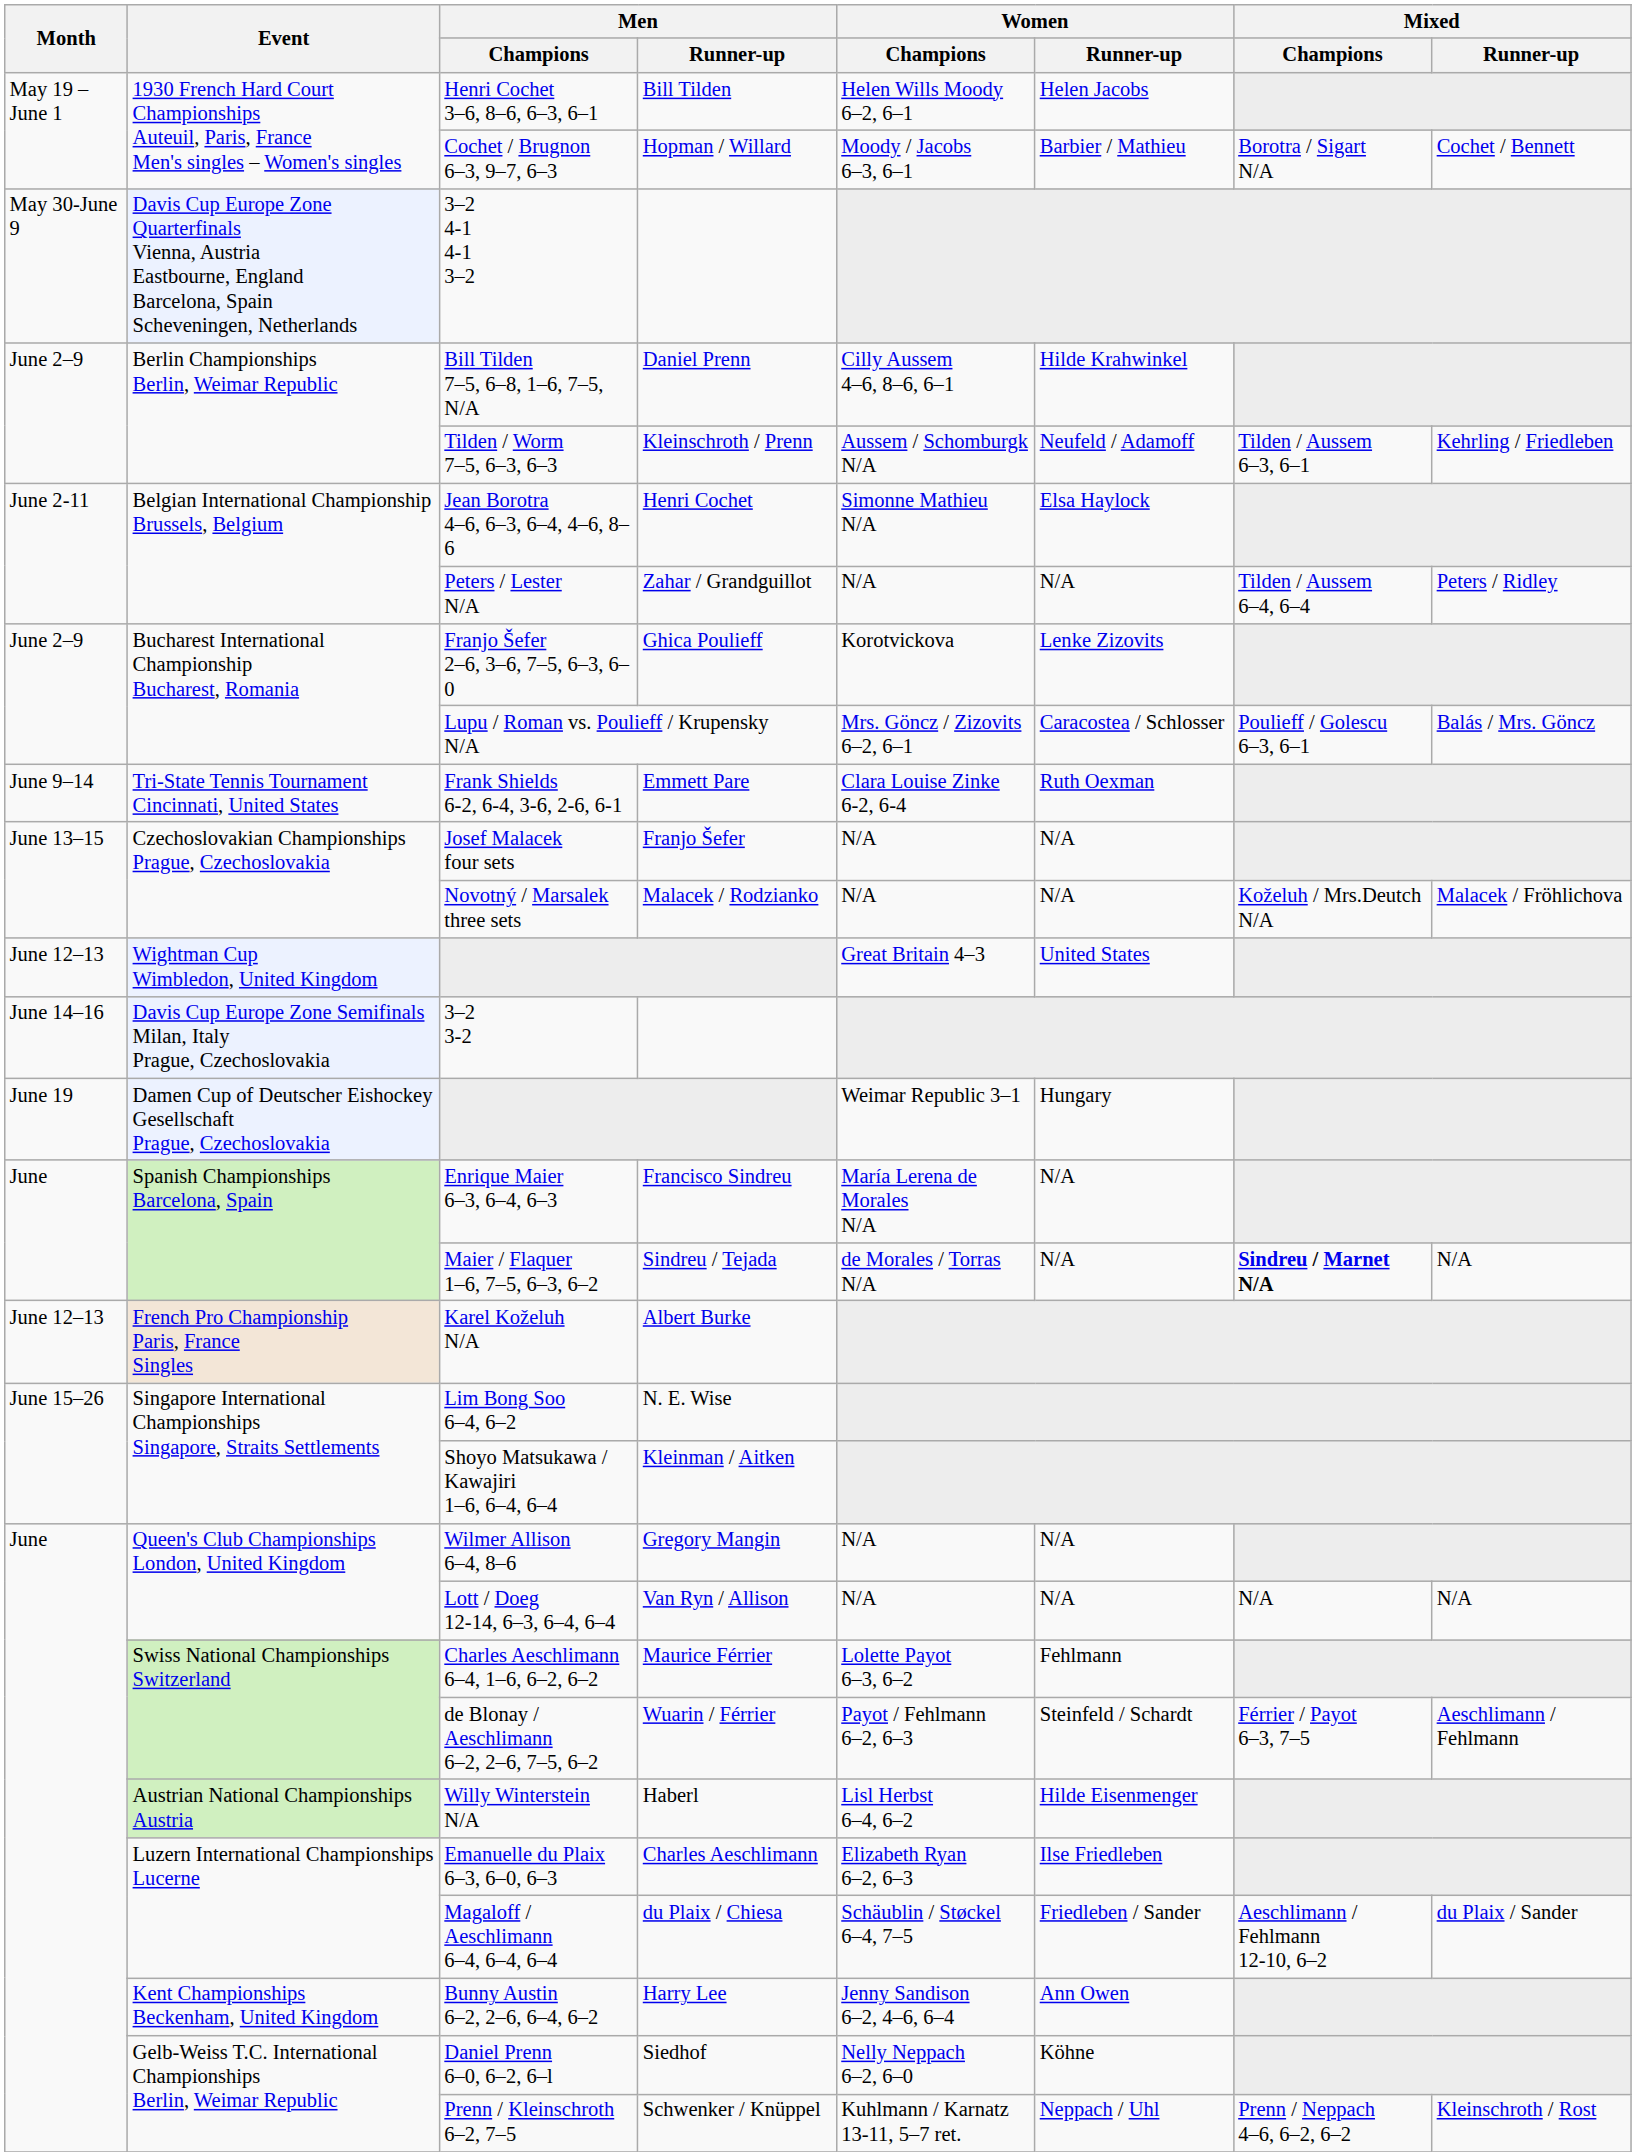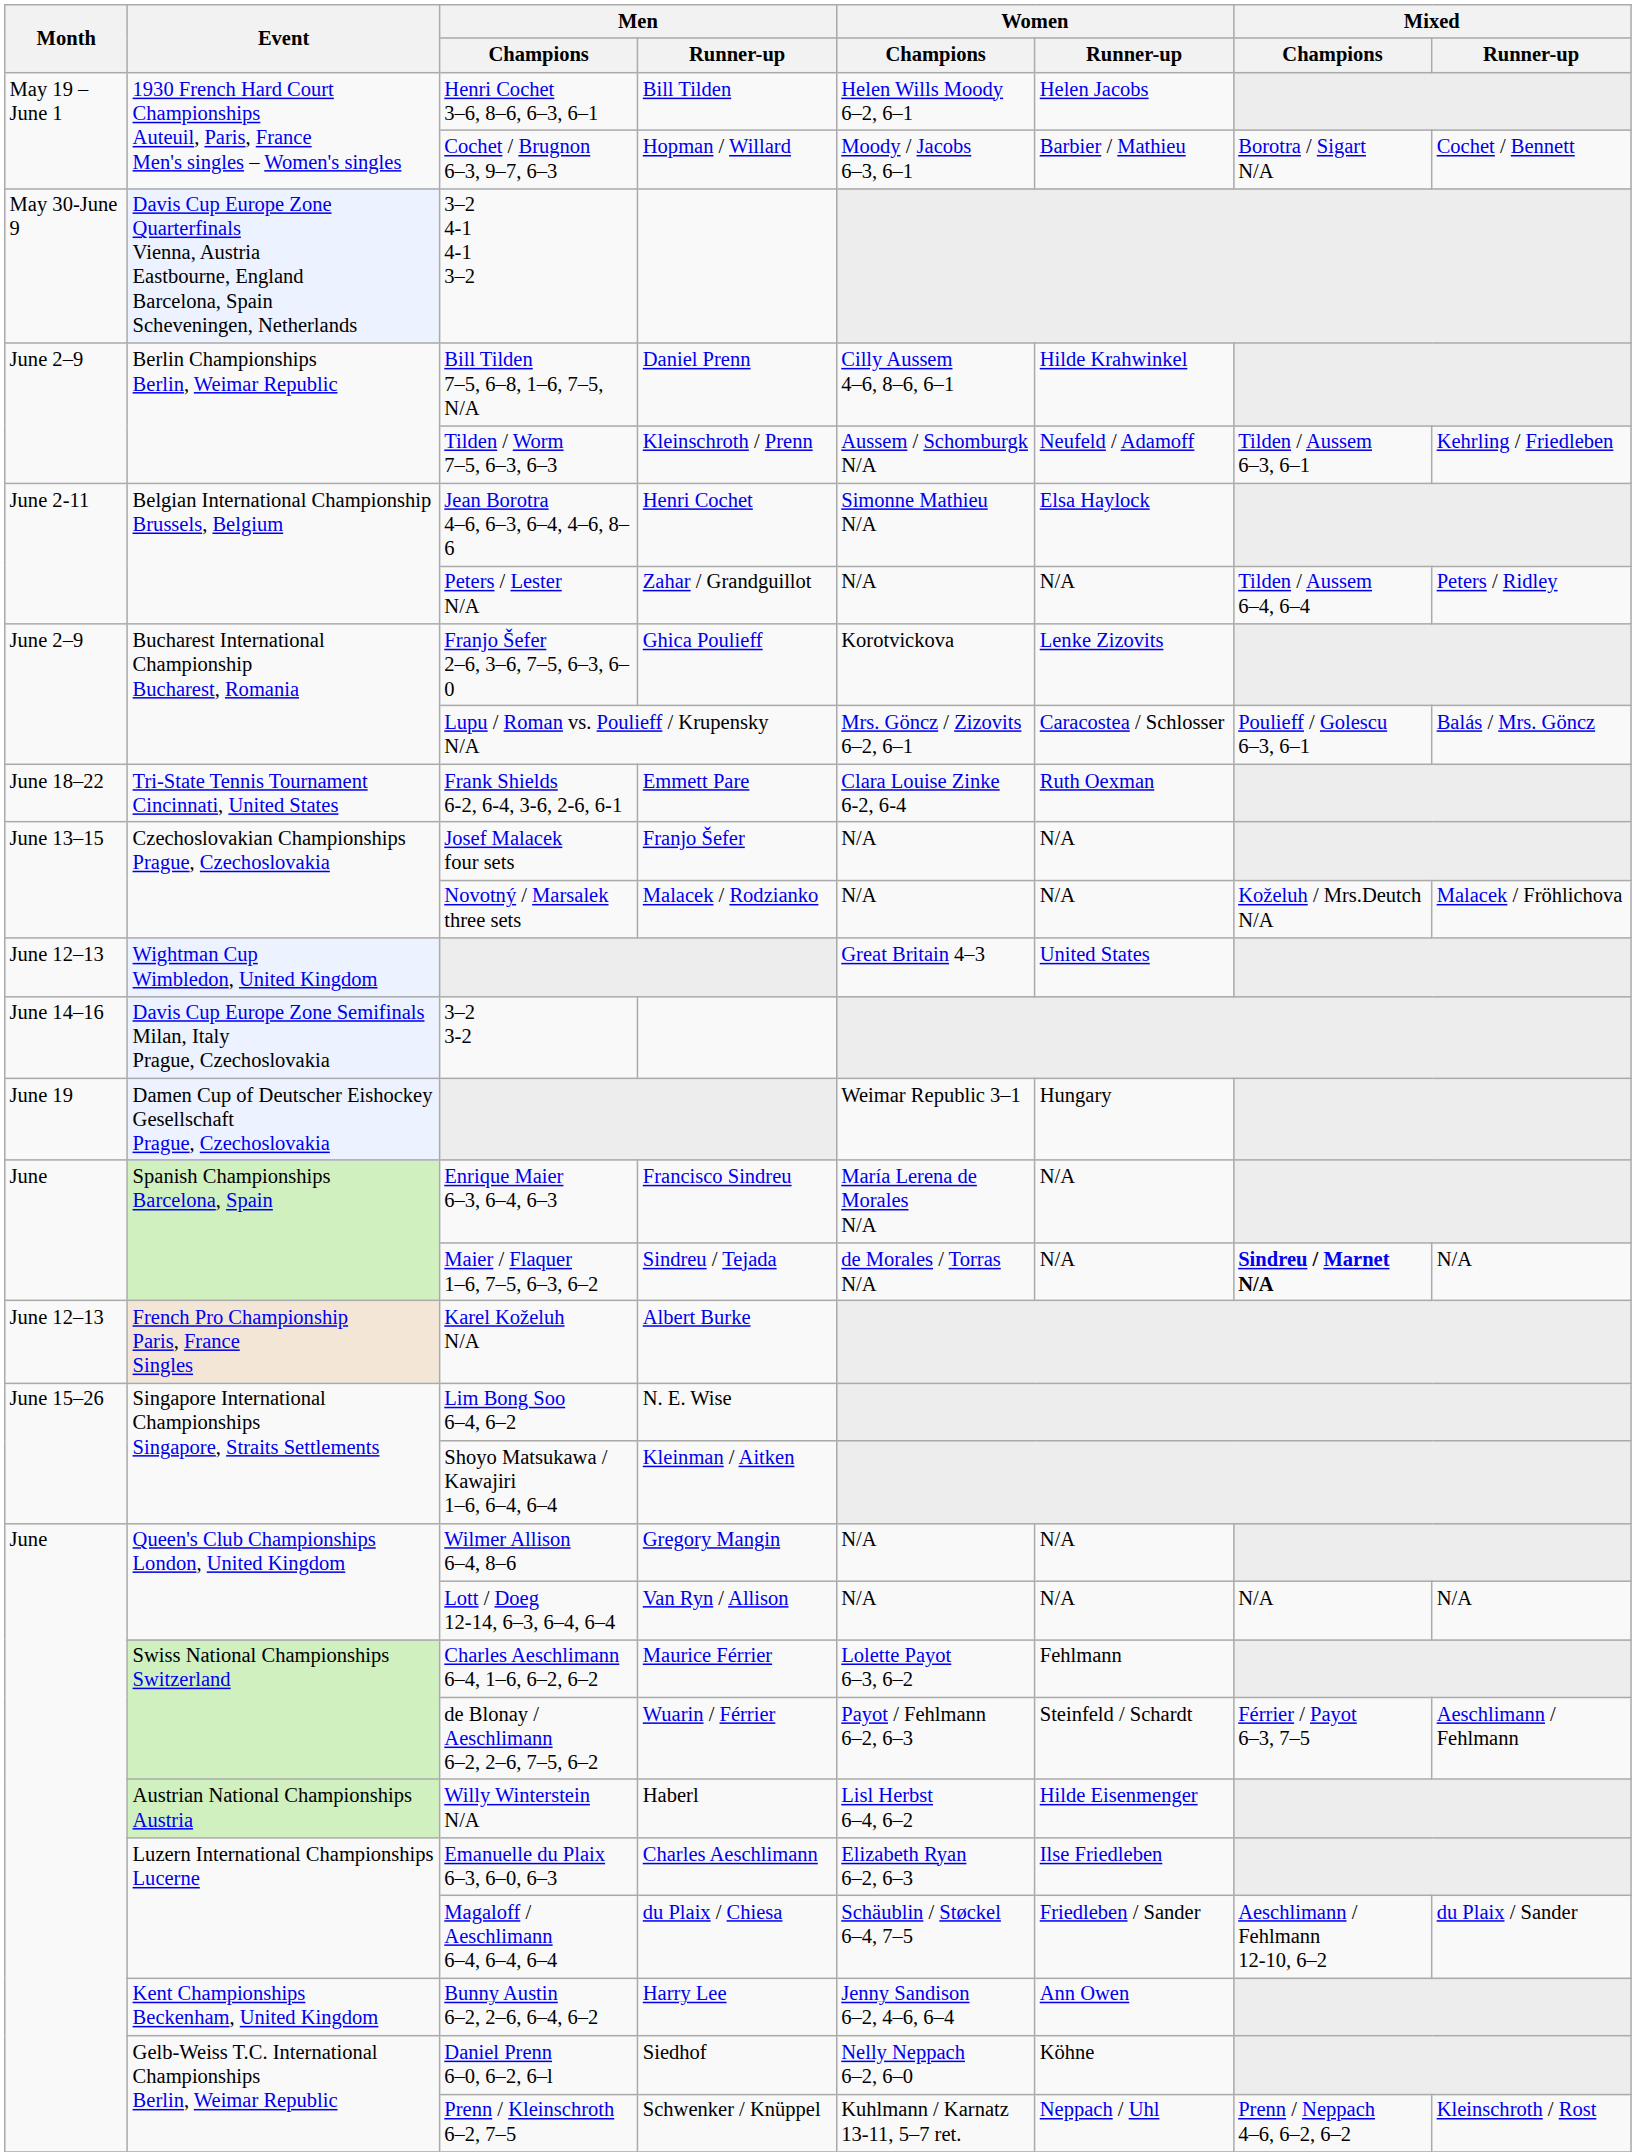(52, 780) June 9–14 -> (57, 780) June 18–22
